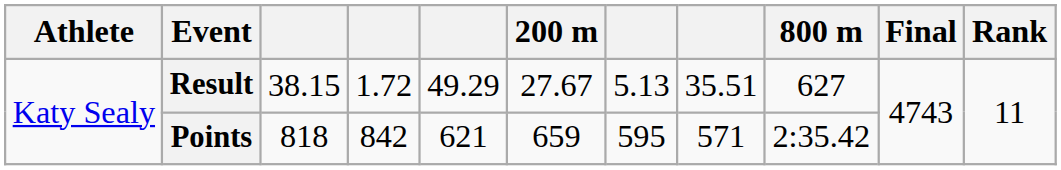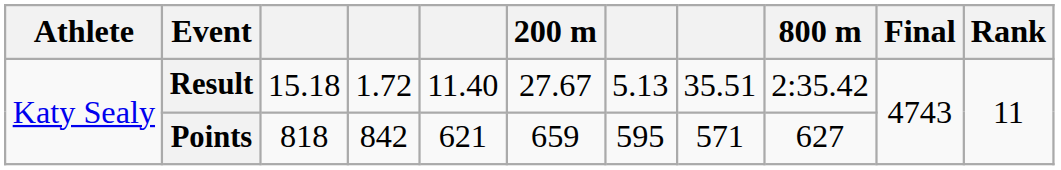(304, 84) 38.15 -> (304, 84) 15.18
(463, 84) 49.29 -> (463, 84) 11.40
(821, 84) 627 -> (820, 84) 2:35.42
(821, 137) 2:35.42 -> (820, 137) 627
